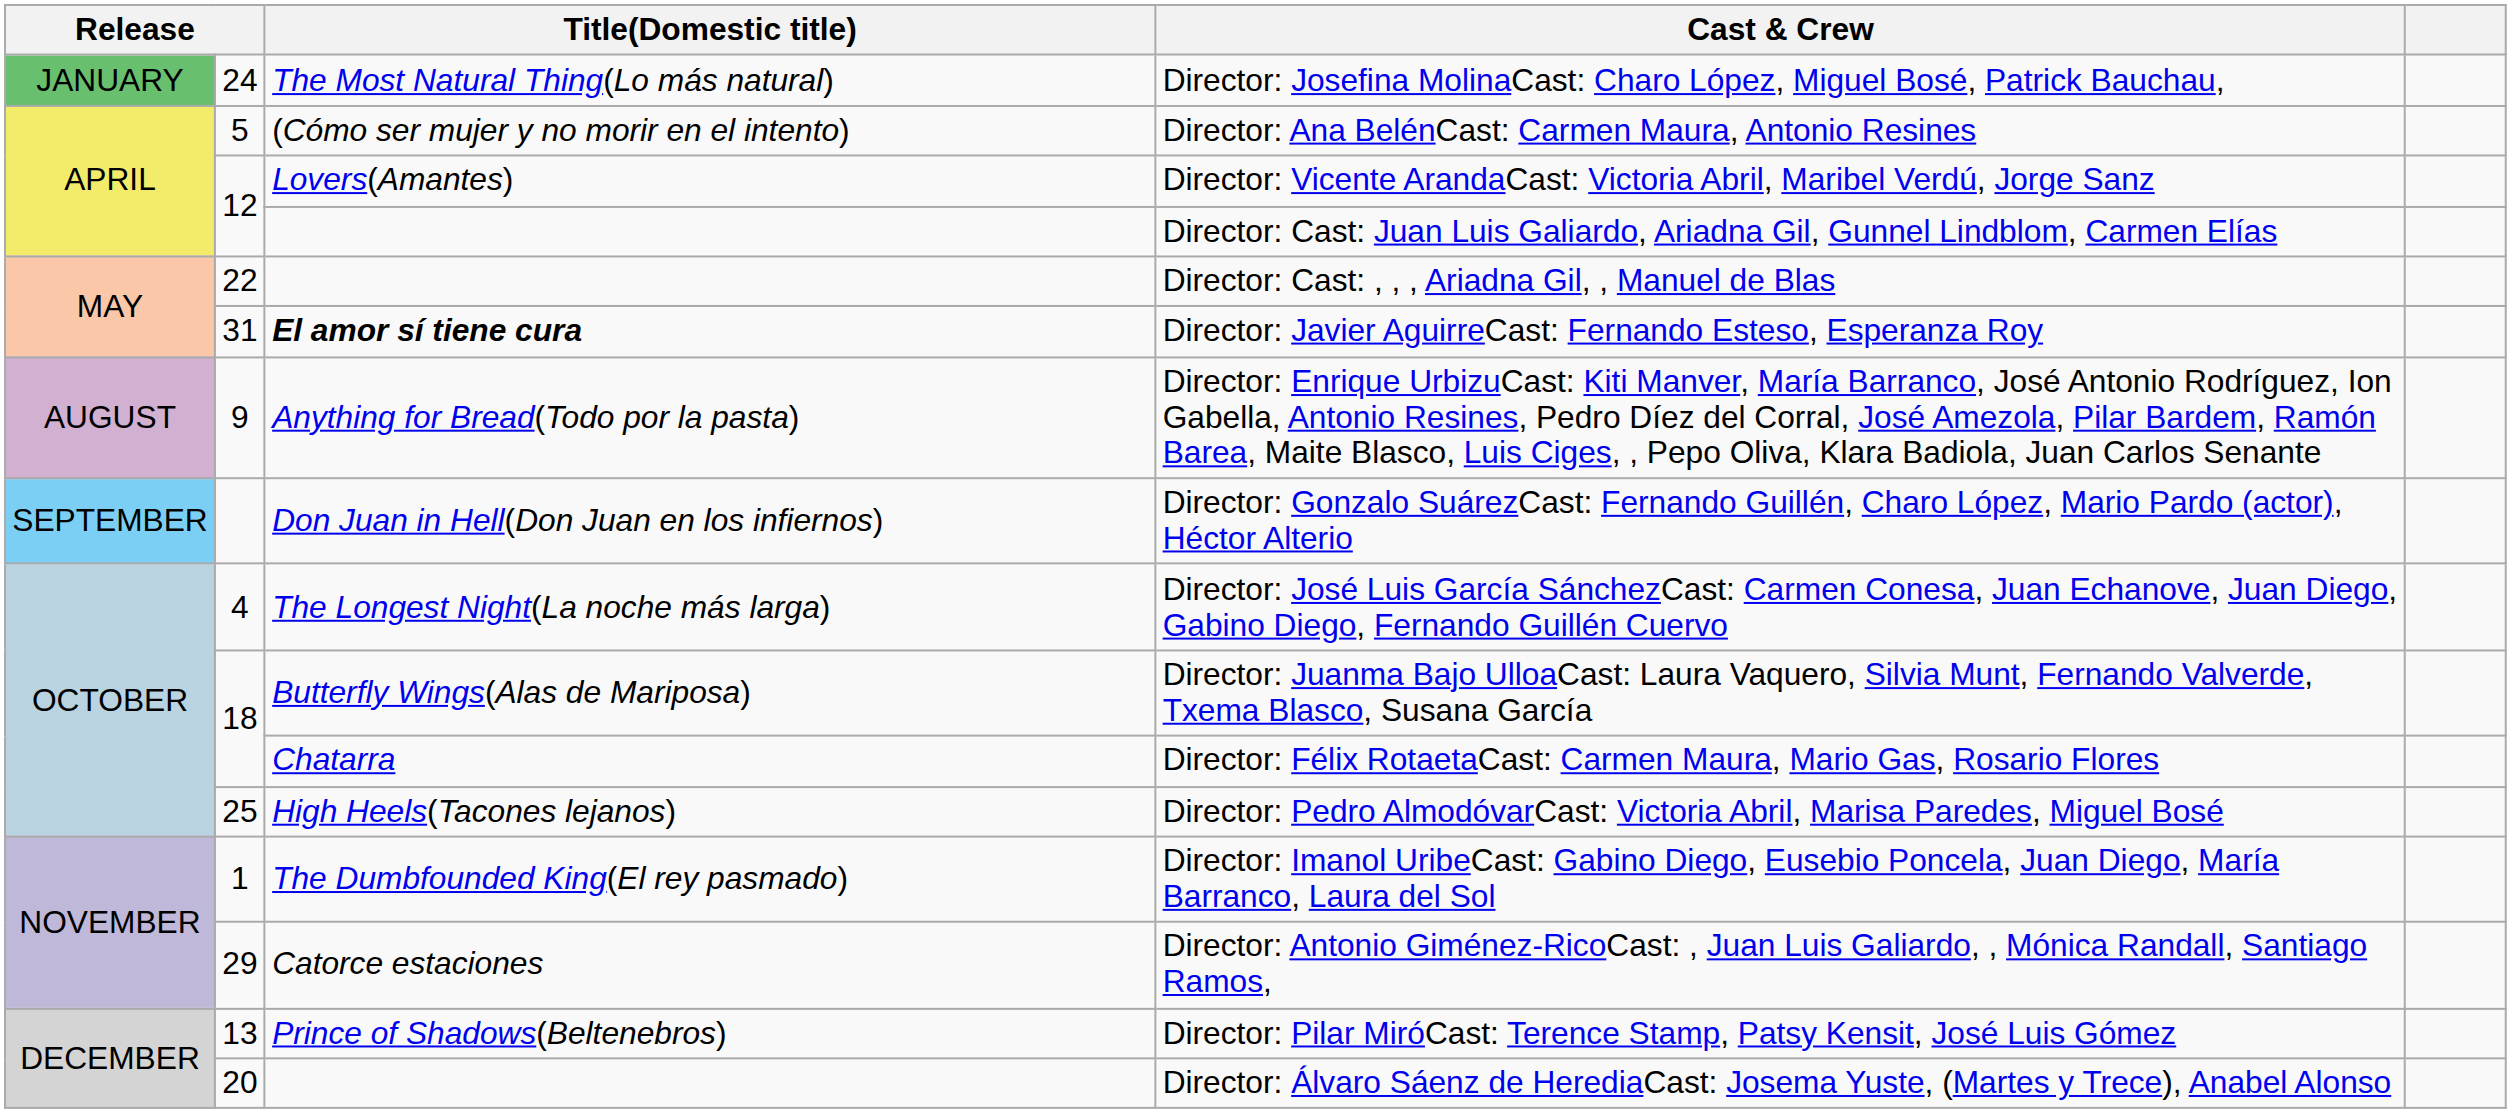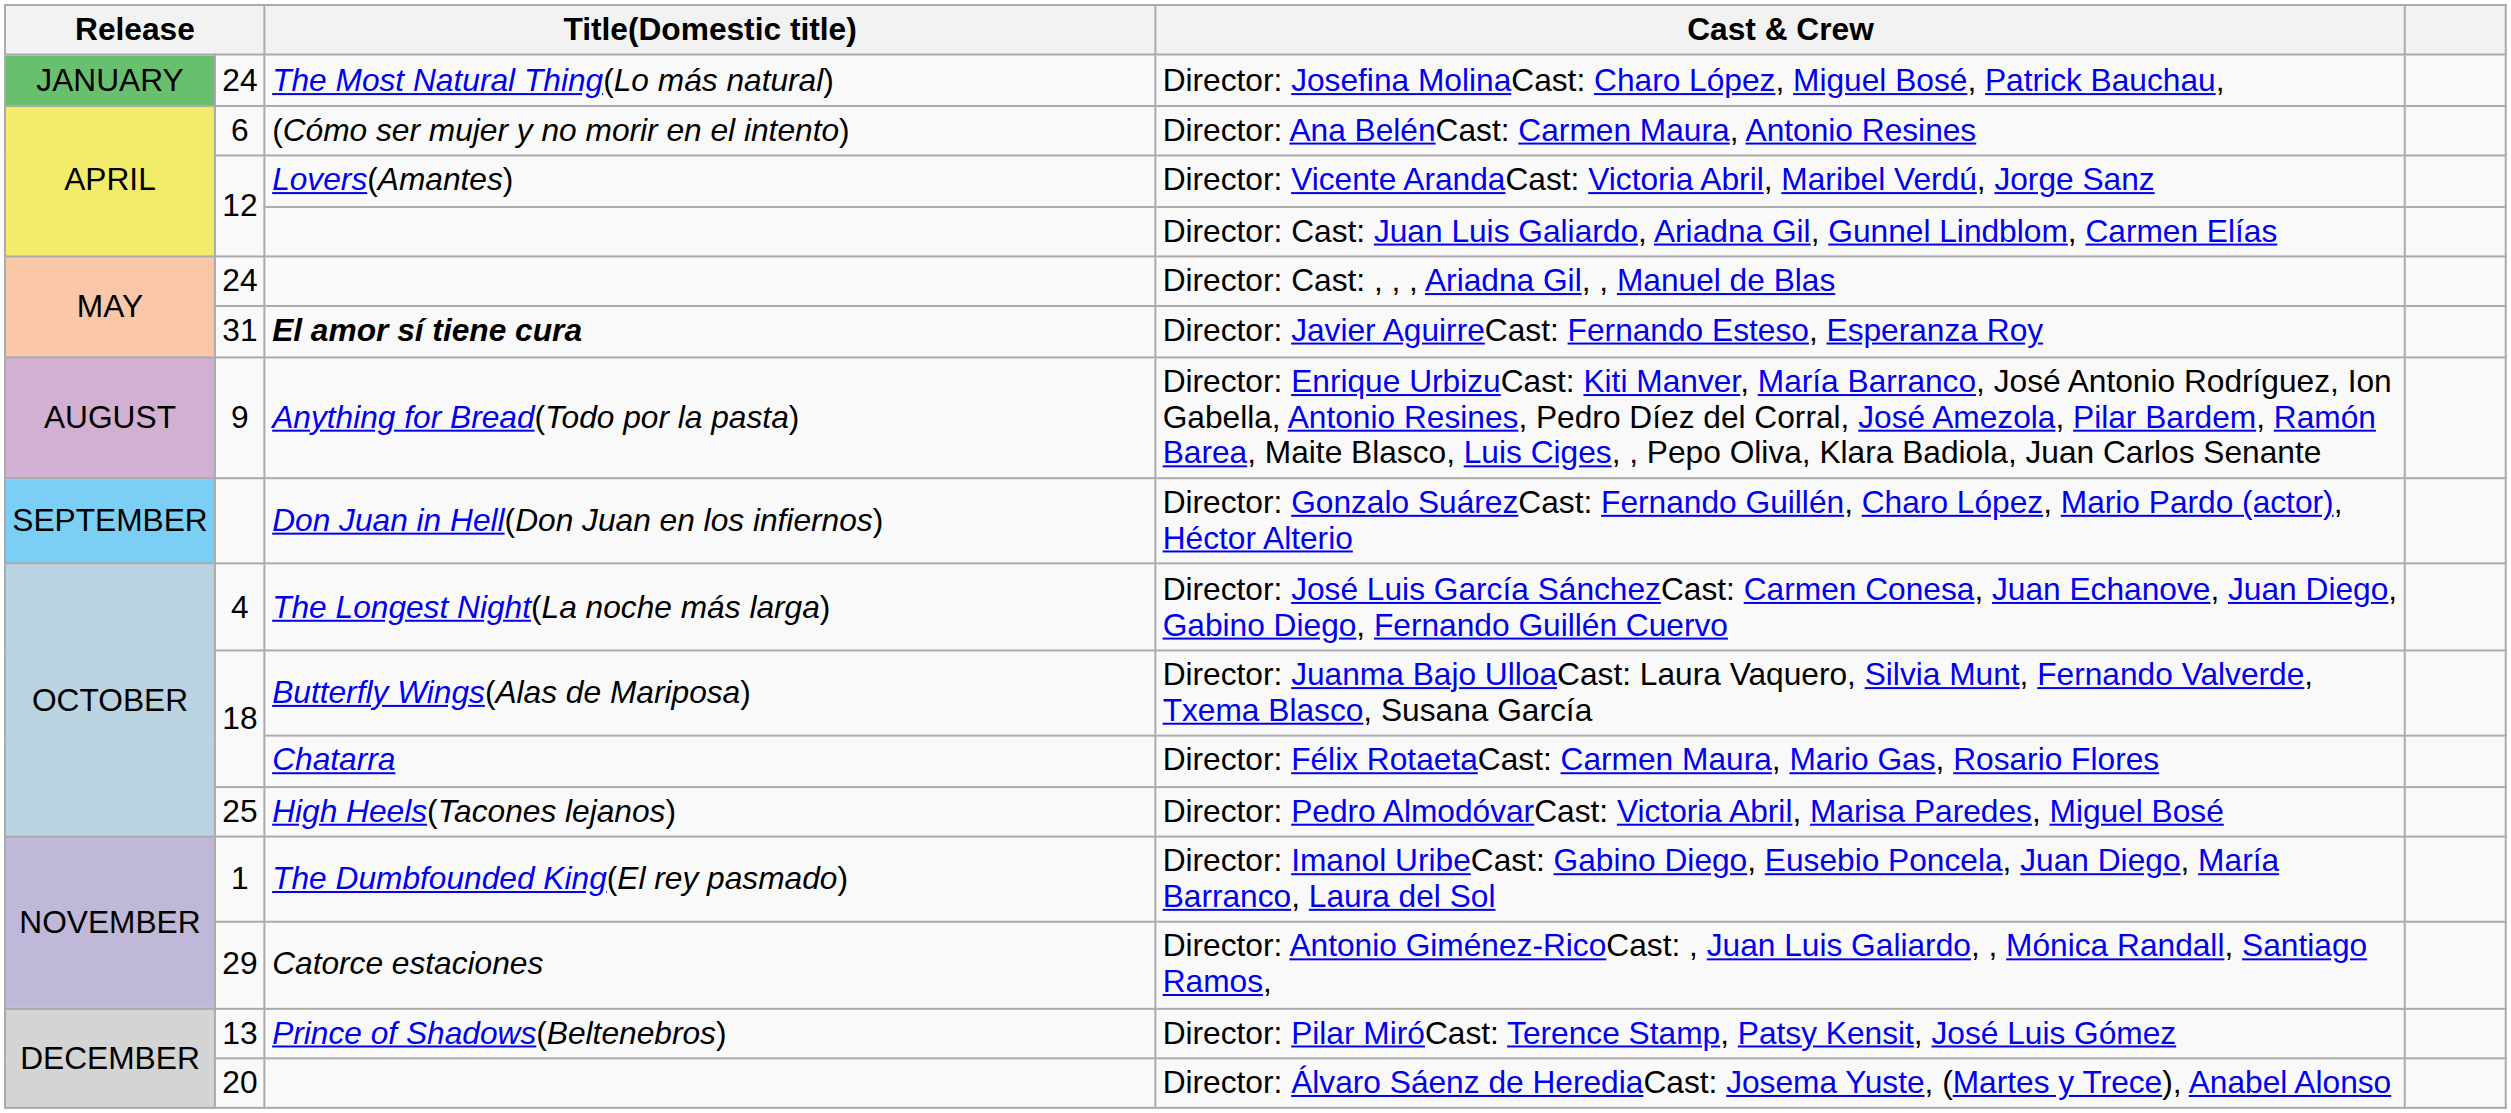(240, 130) 5 -> (240, 130) 6
(240, 280) 22 -> (240, 280) 24
